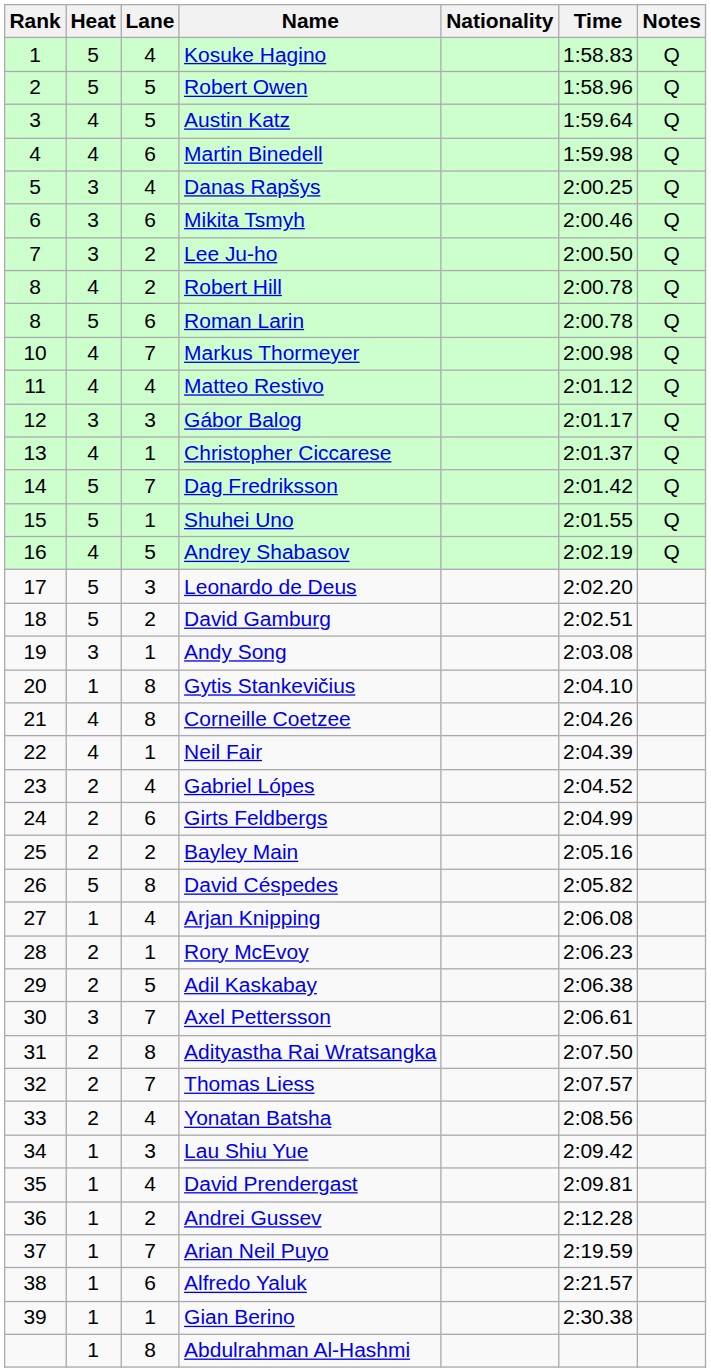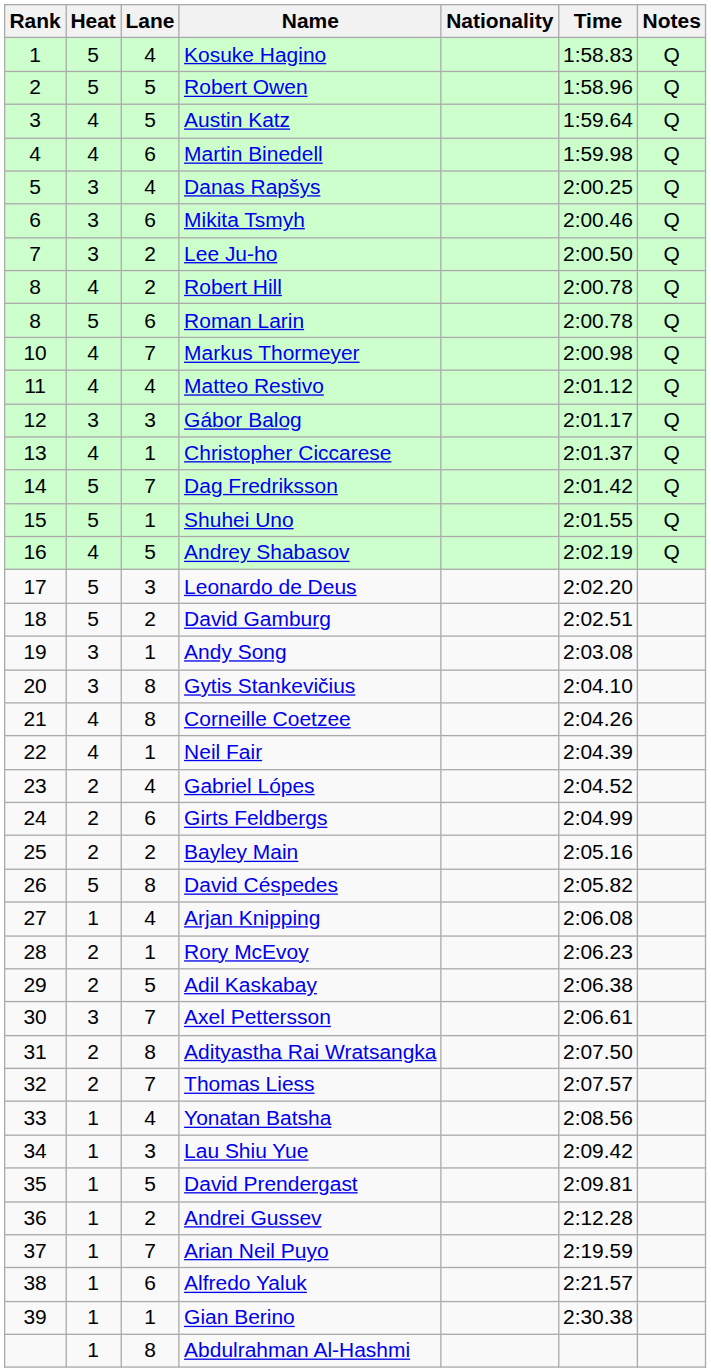(93, 685) 1 -> (93, 685) 3
(93, 1118) 2 -> (93, 1118) 1
(150, 1184) 4 -> (150, 1184) 5
